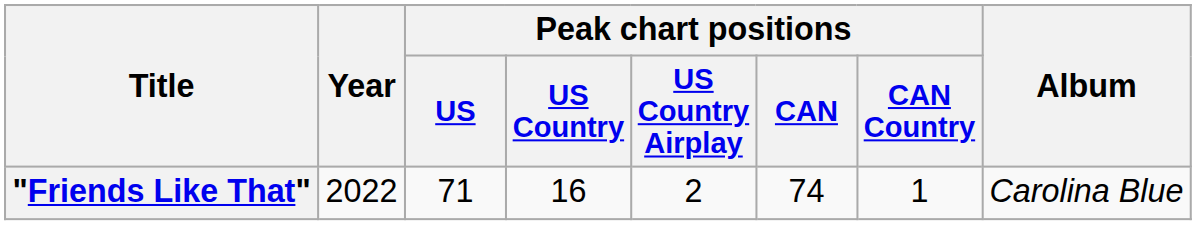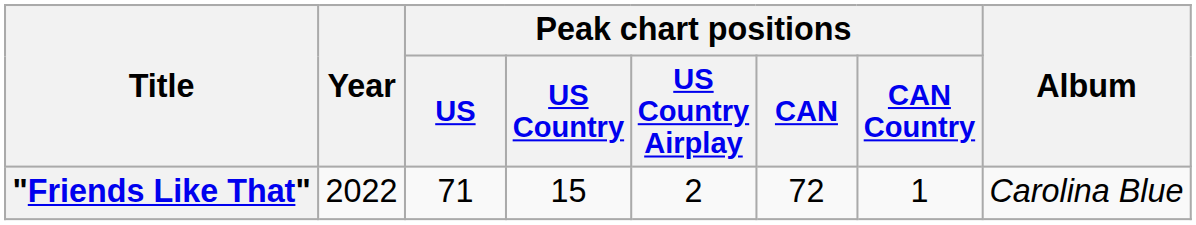(568, 191) 16 -> (568, 191) 15
(806, 191) 74 -> (806, 191) 72
